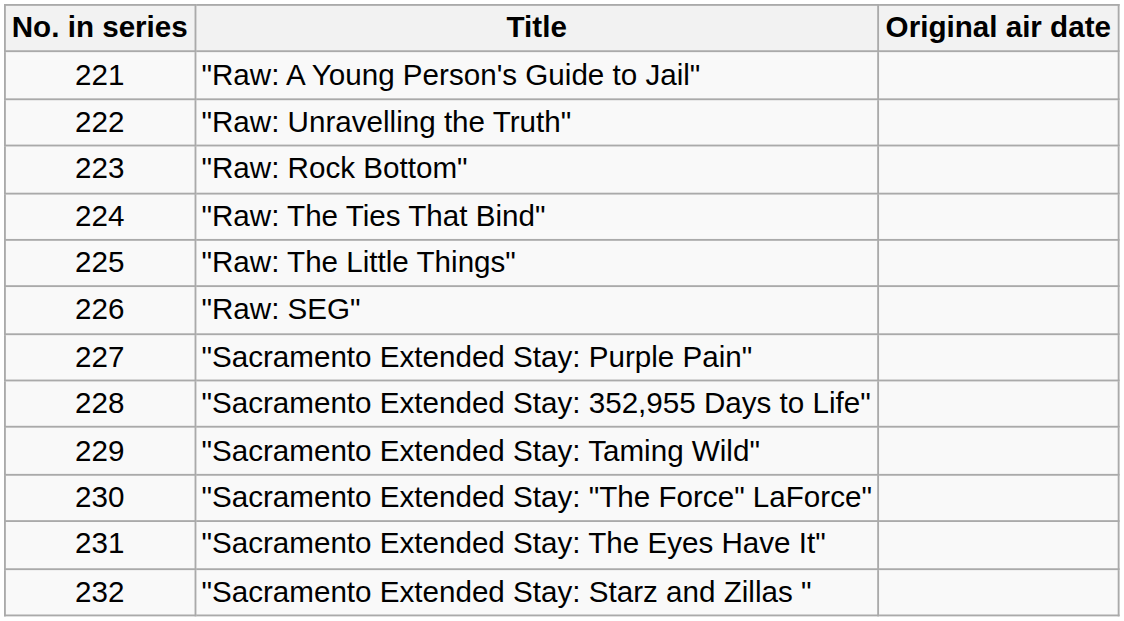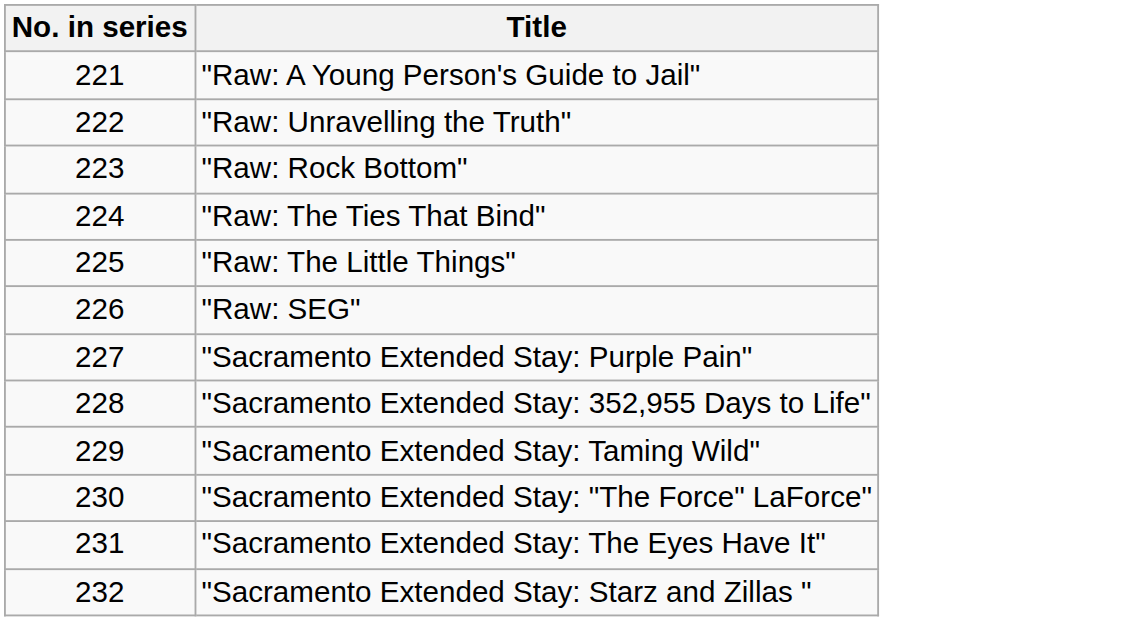- column: (998, 27)
